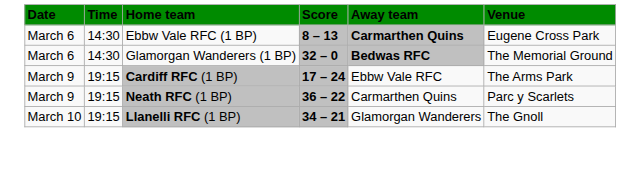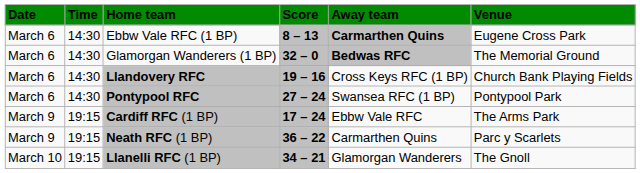+ row: (156, 76)
+ row: (153, 96)
